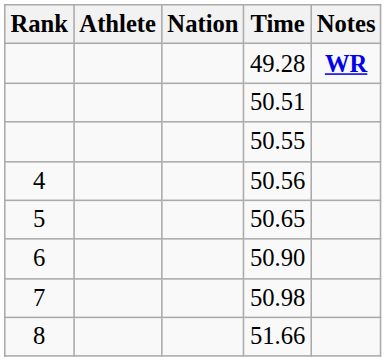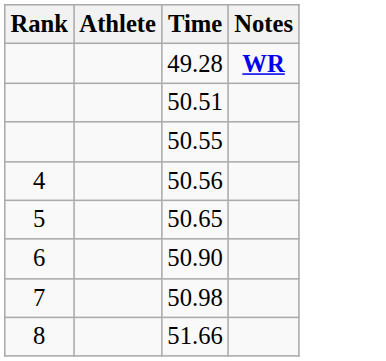- column: (203, 24)
